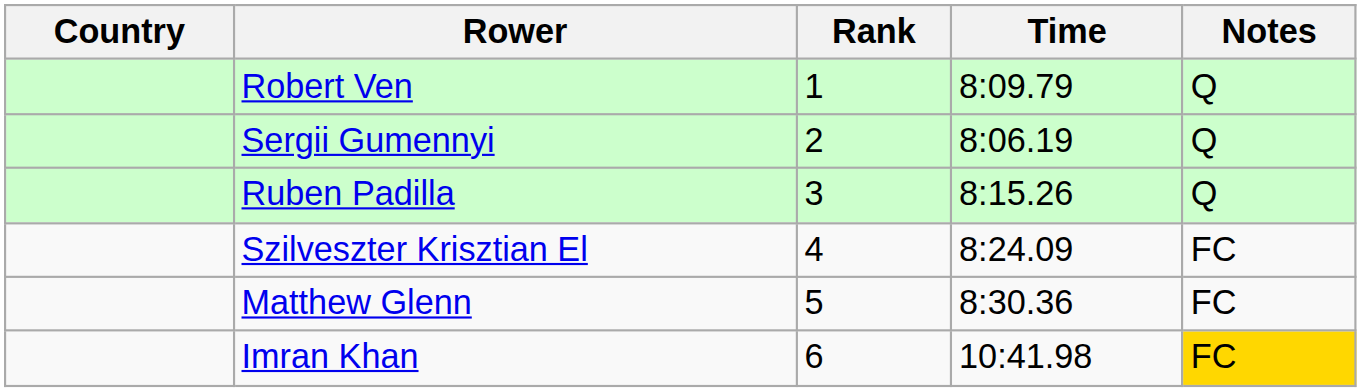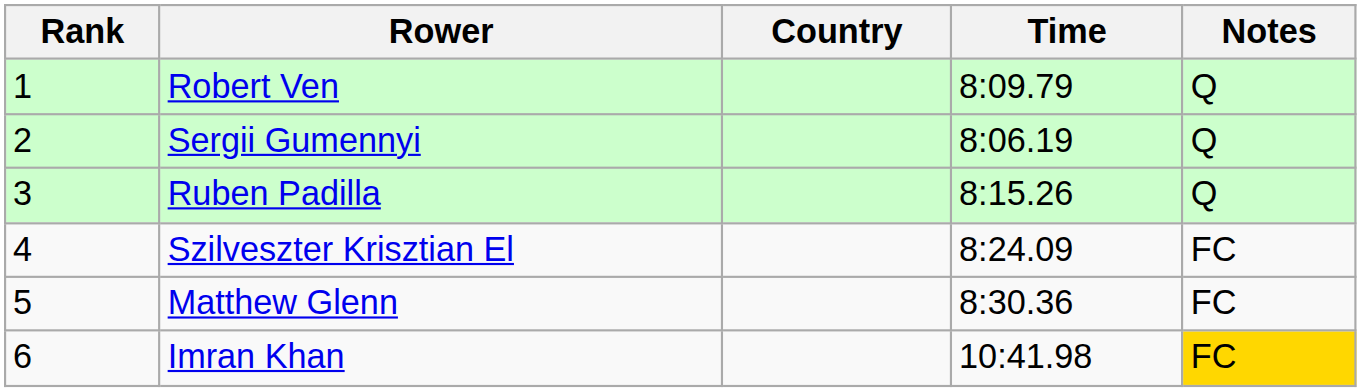columns swapped: (874, 31) <-> (119, 31)
